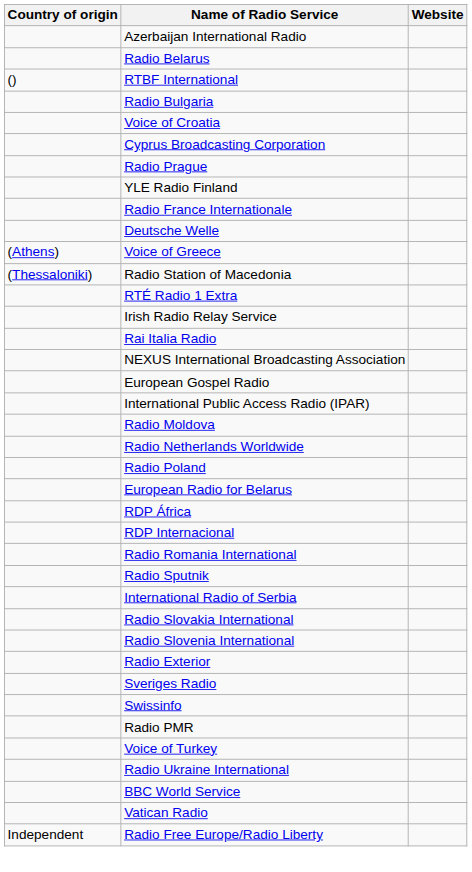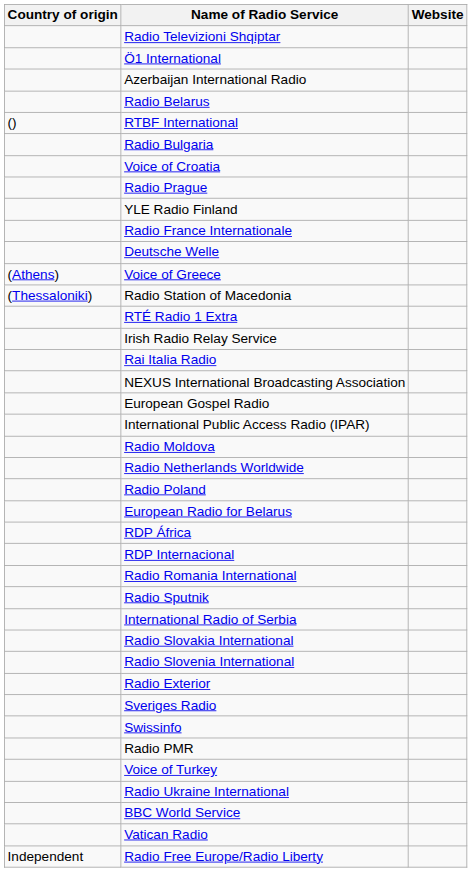+ row: (202, 36)
+ row: (173, 58)
- row: (225, 144)
